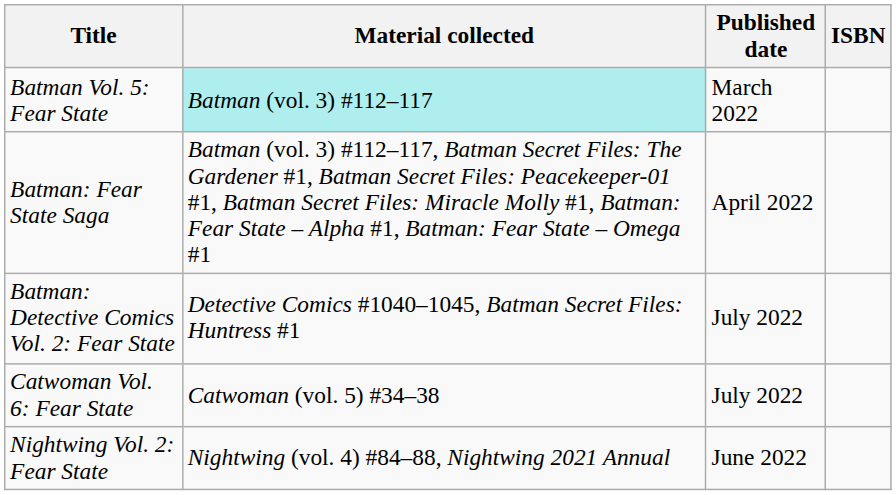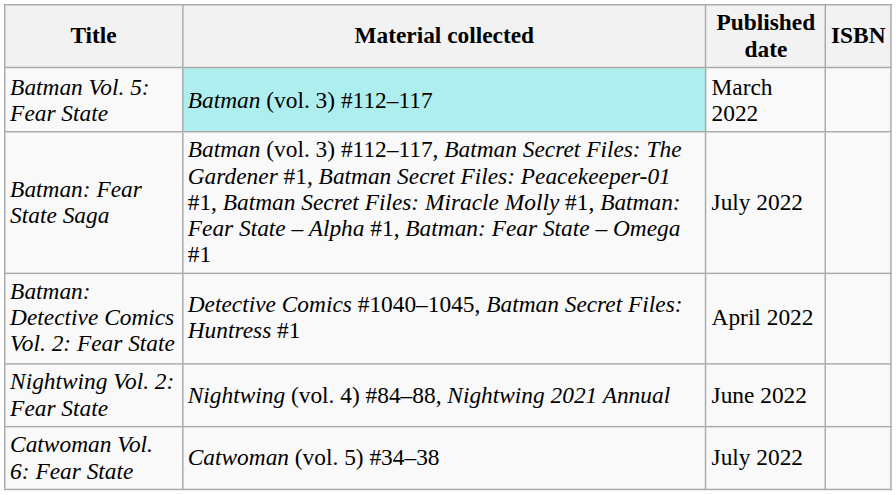(762, 202) April 2022 -> (757, 202) July 2022
(757, 318) July 2022 -> (762, 318) April 2022
rows swapped: (92, 457) <-> (82, 394)
